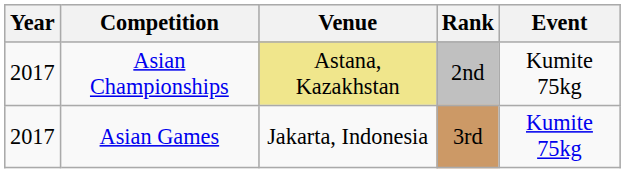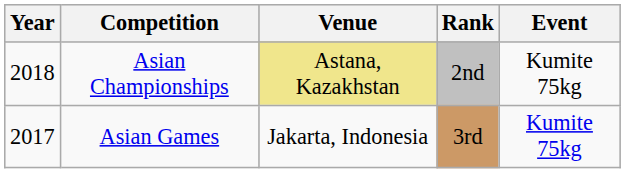(32, 73) 2017 -> (32, 73) 2018
